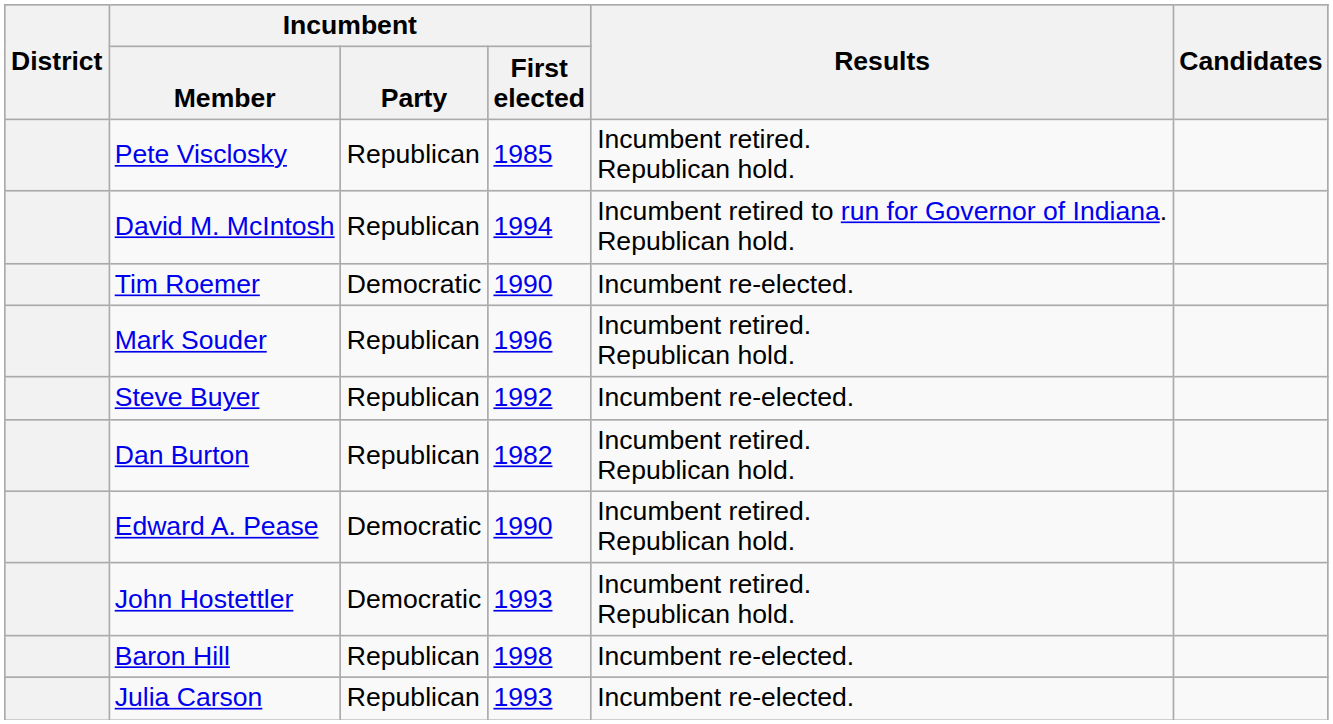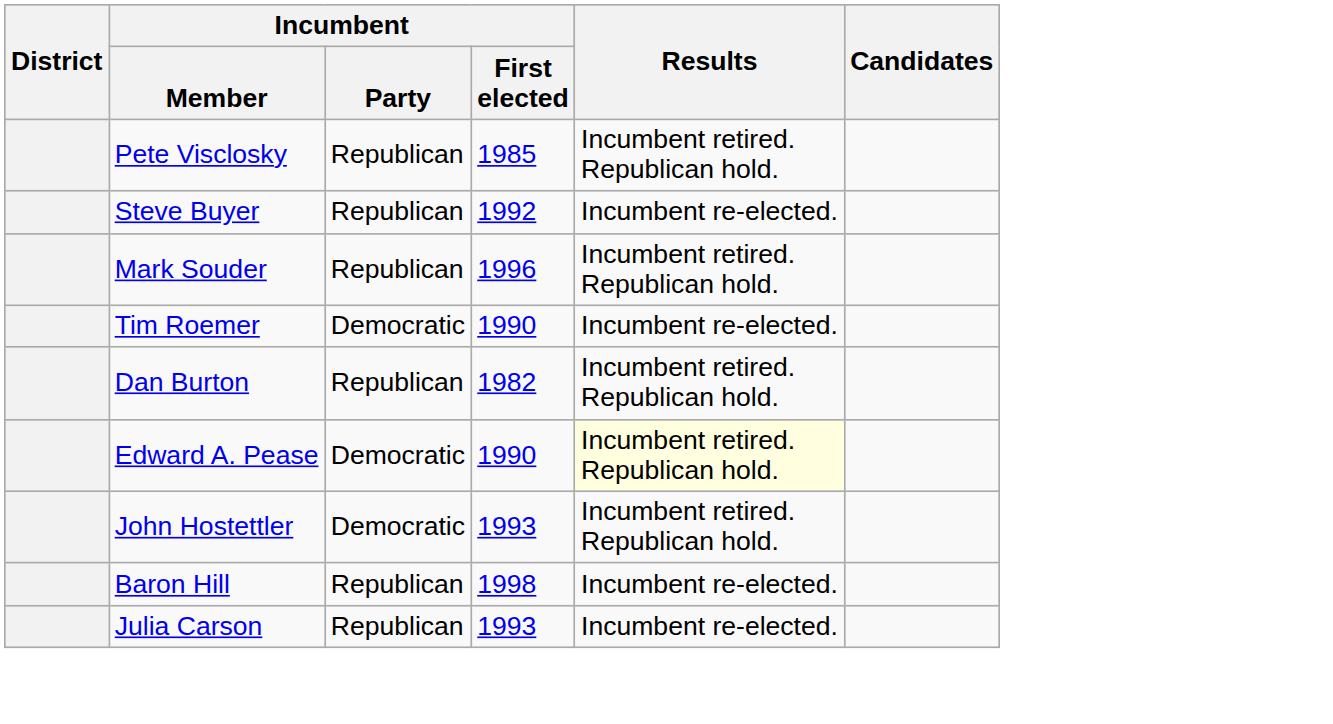- row: (225, 226)
rows swapped: (187, 283) <-> (187, 397)
(704, 526) no background -> (688, 454) lightyellow background
